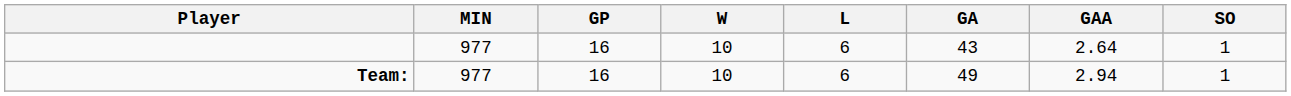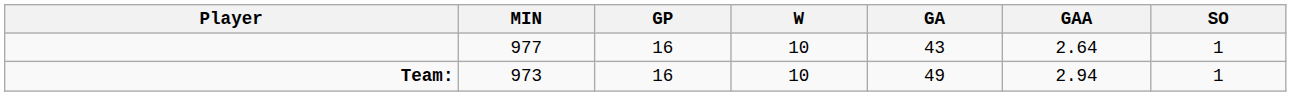- column: (845, 19)
(476, 76) 977 -> (526, 76) 973
